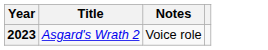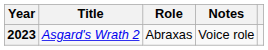+ column: (169, 14)
